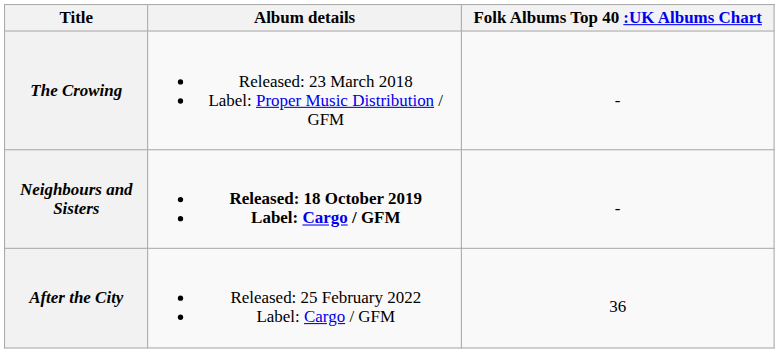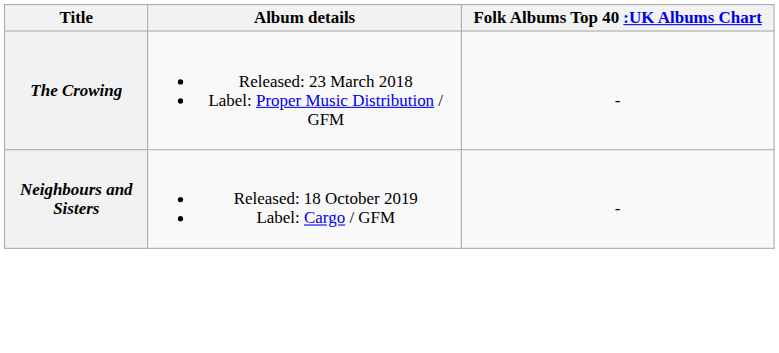(305, 209) bold -> (305, 209) normal
- row: (76, 297)
